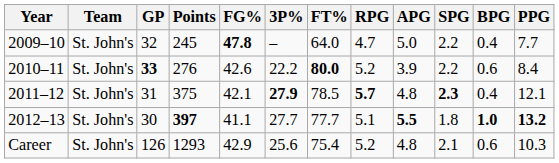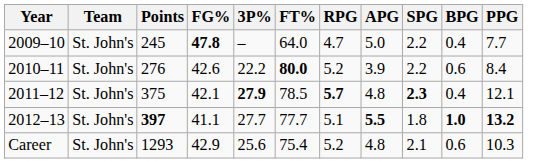- column: (153, 17)
